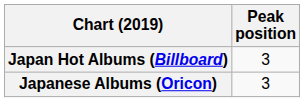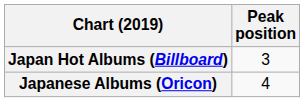(266, 84) 3 -> (266, 84) 4
